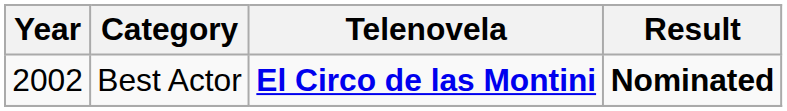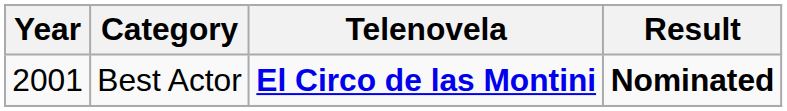(48, 79) 2002 -> (48, 79) 2001
